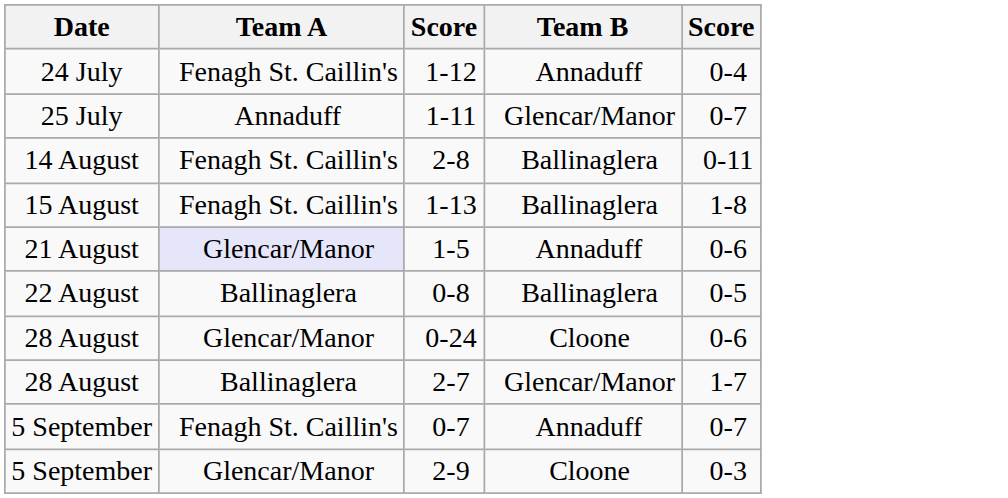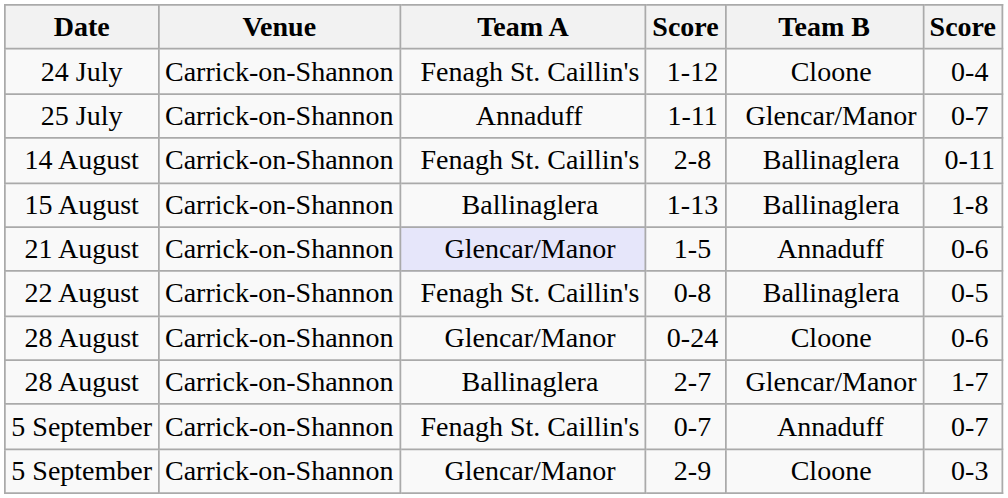+ column: (279, 26)
(583, 71) Annaduff -> (824, 71) Cloone
(281, 204) Fenagh St. Caillin's -> (523, 204) Ballinaglera
(281, 293) Ballinaglera -> (523, 293) Fenagh St. Caillin's
